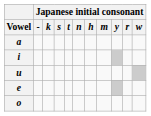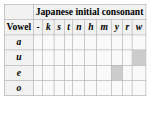- row: (19, 57)
